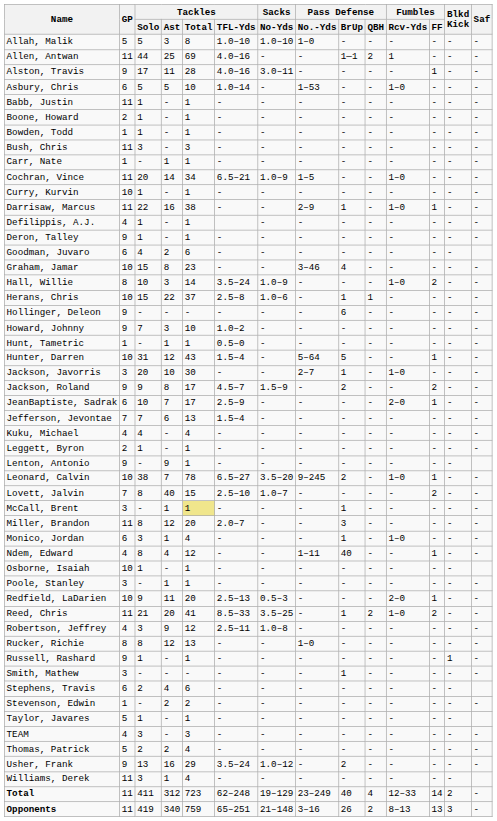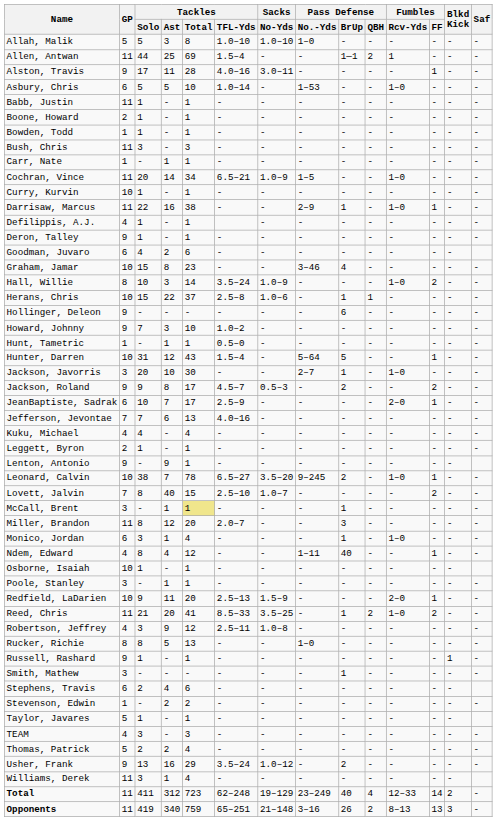(233, 57) 4.0–16 -> (231, 57) 1.5–4
(274, 388) 1.5–9 -> (274, 388) 0.5–3
(231, 418) 1.5–4 -> (233, 418) 4.0–16
(274, 599) 0.5–3 -> (274, 599) 1.5–9
(169, 644) 12 -> (167, 644) 5
